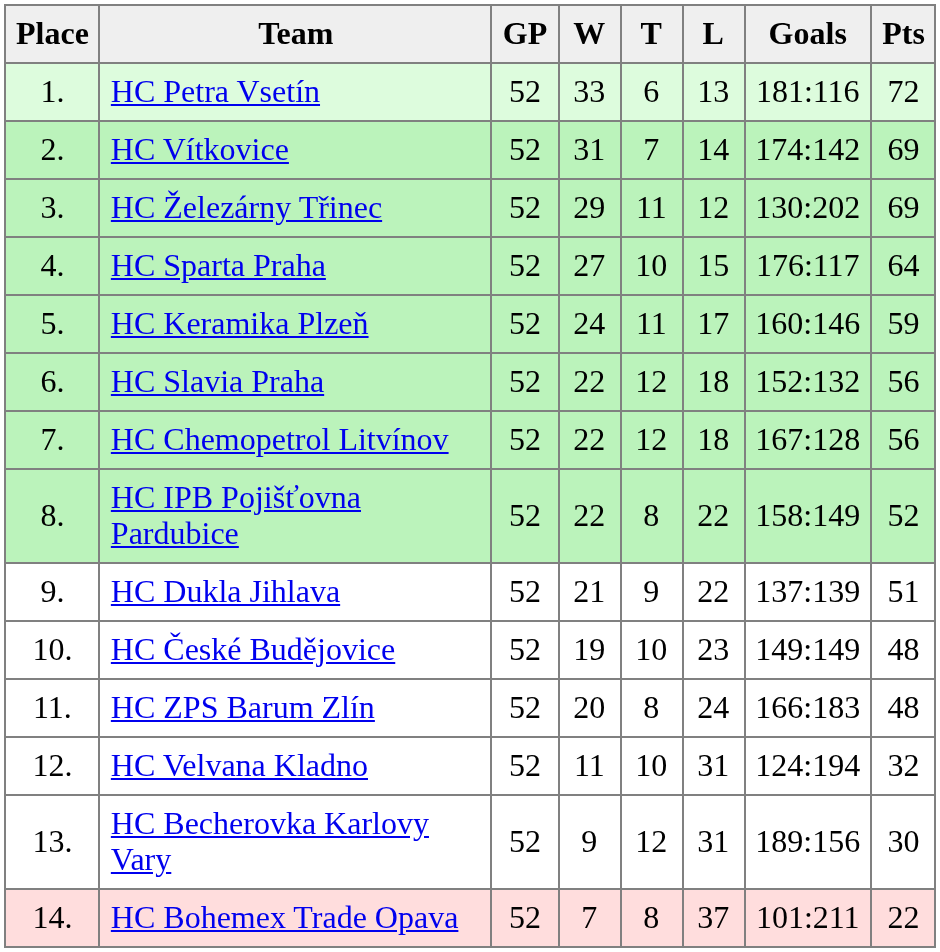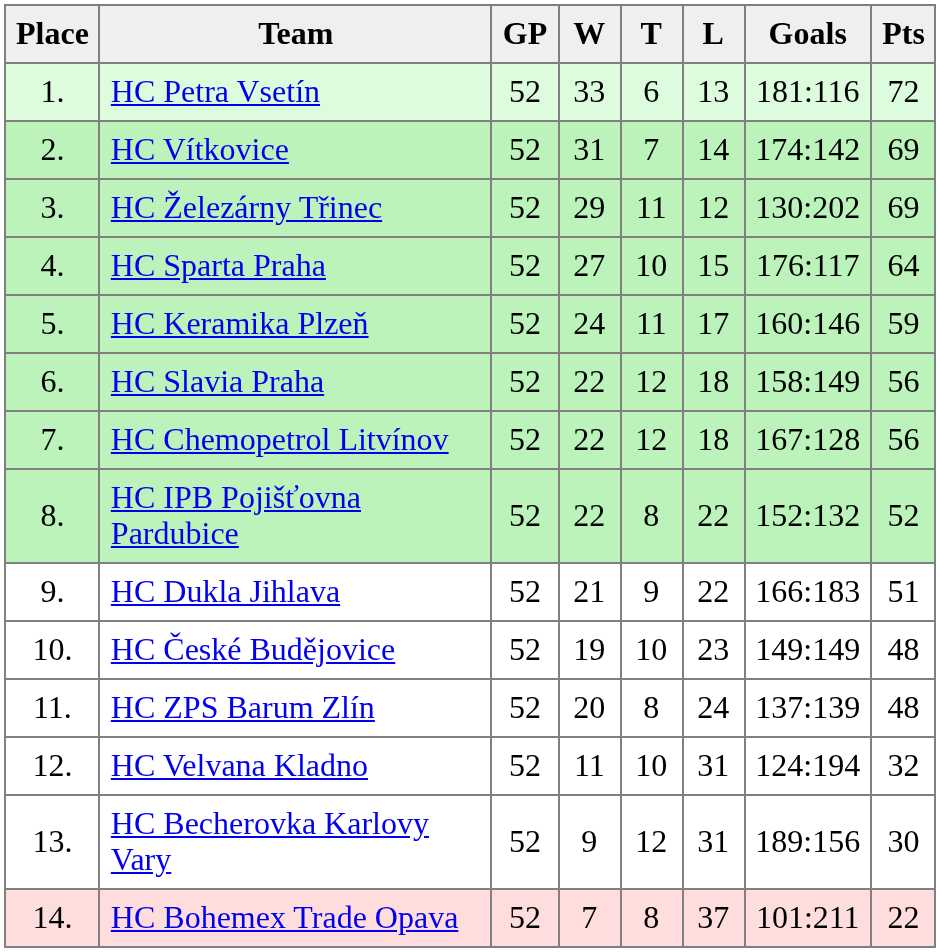(808, 381) 152:132 -> (808, 381) 158:149
(808, 515) 158:149 -> (808, 515) 152:132
(808, 591) 137:139 -> (808, 591) 166:183
(808, 707) 166:183 -> (808, 707) 137:139
